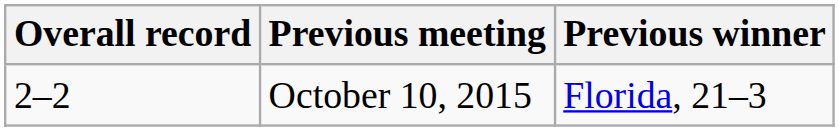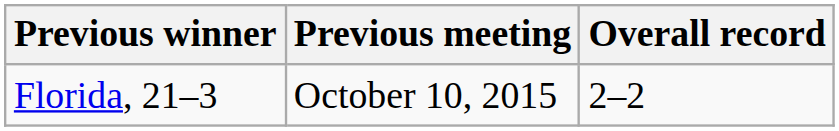columns swapped: (133, 34) <-> (695, 34)
